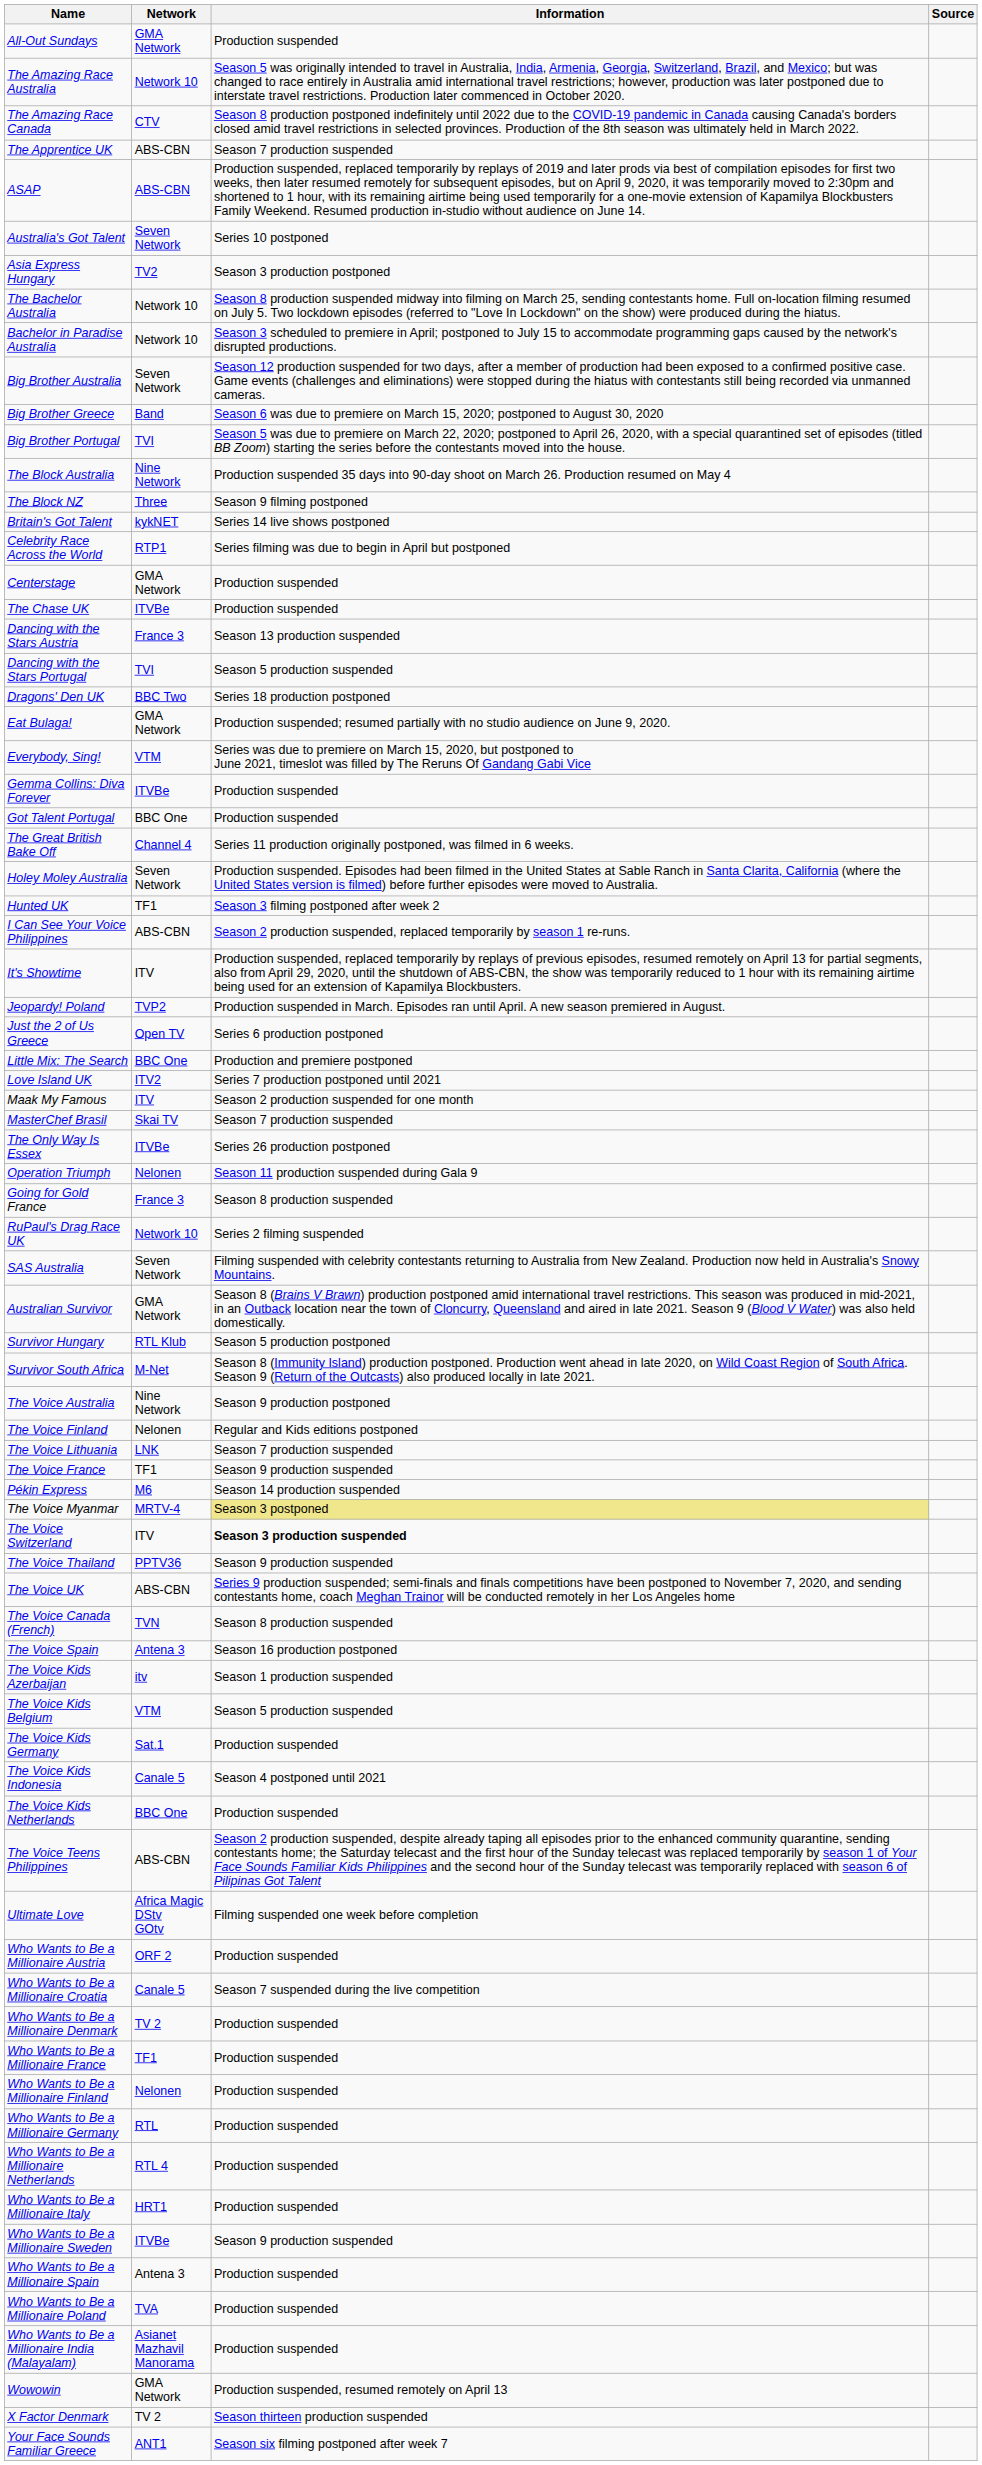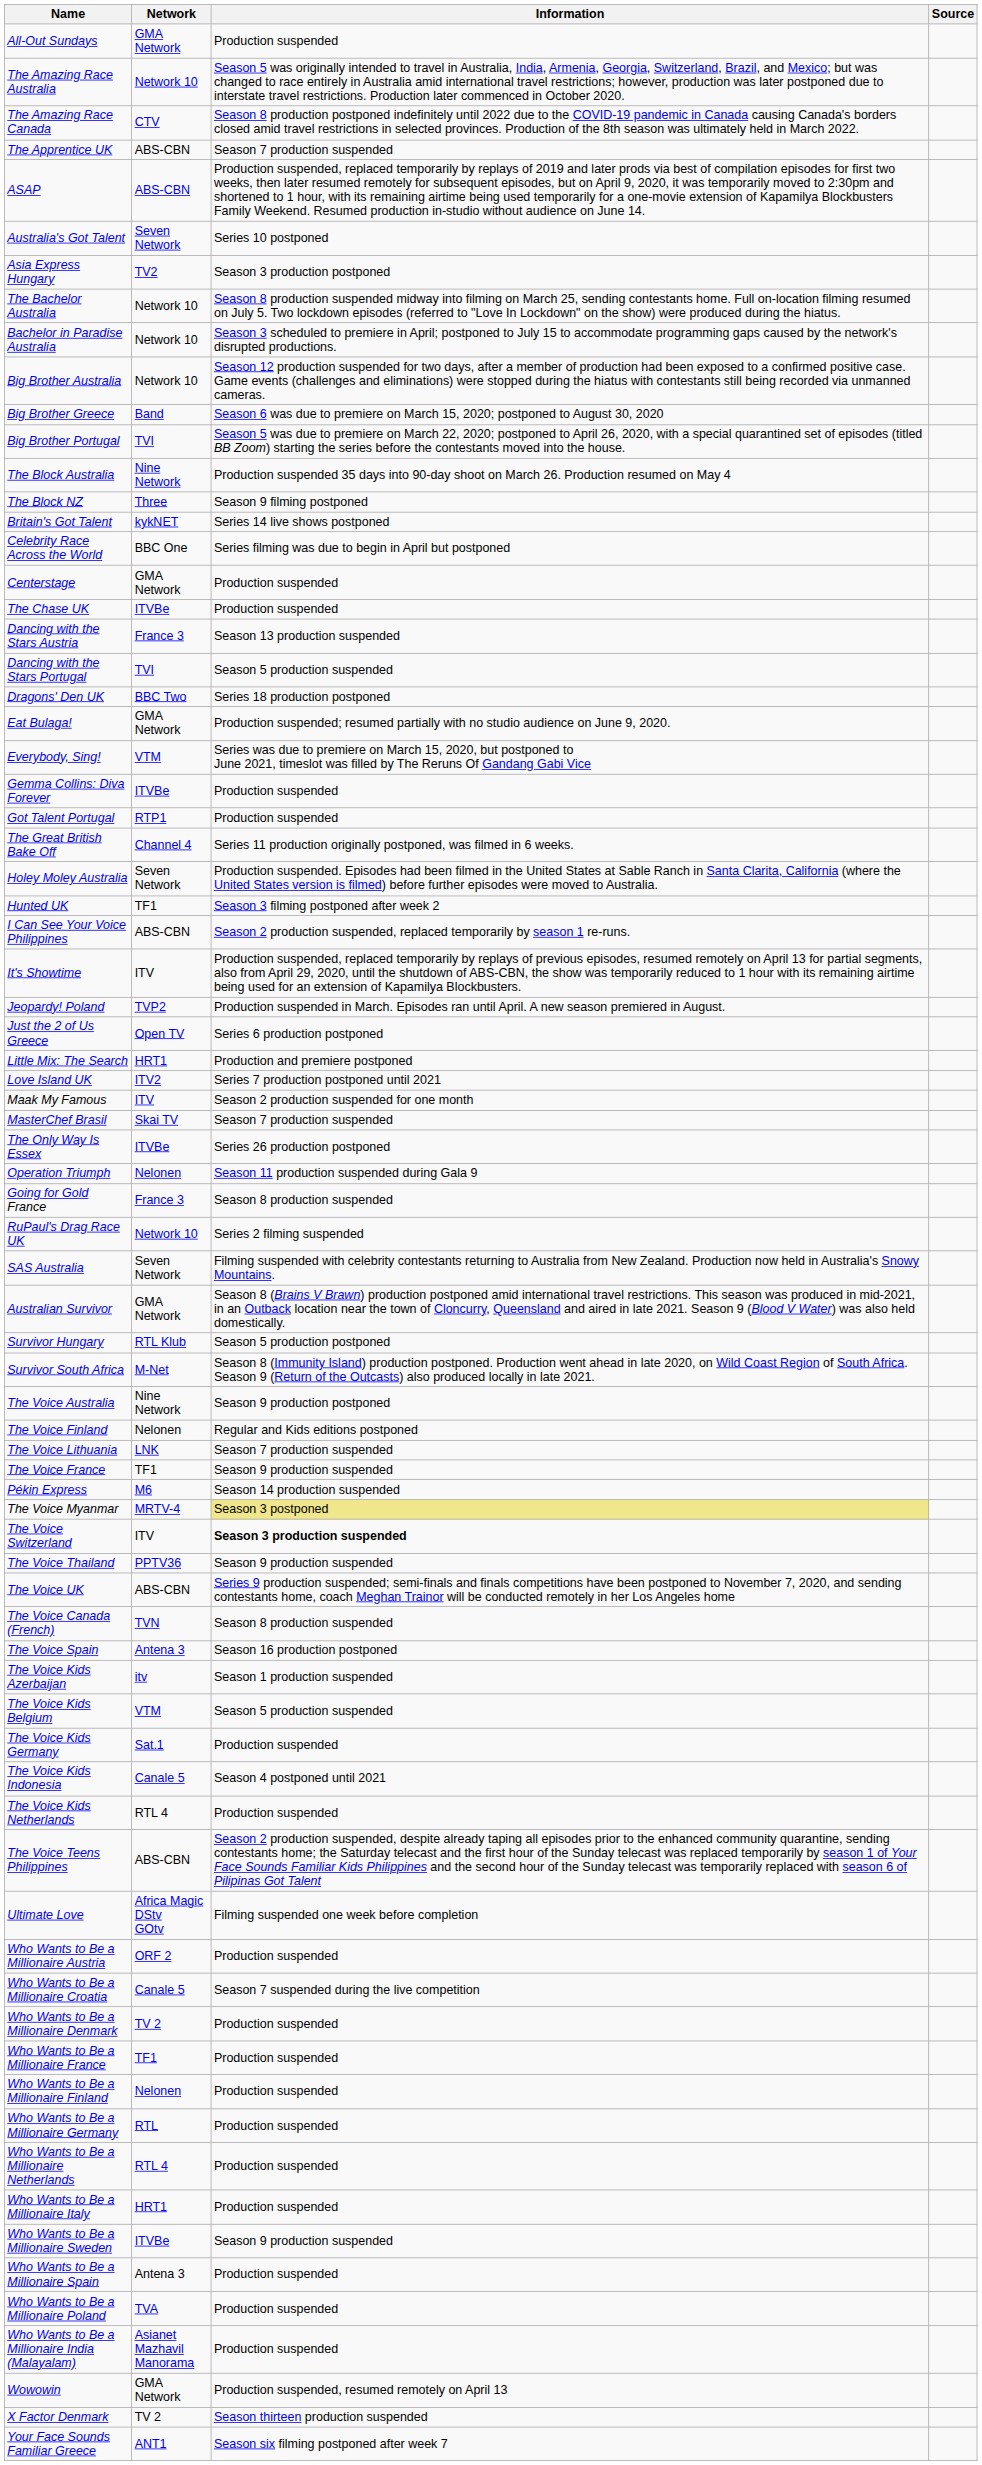(158, 380) Seven Network -> (166, 380) Network 10
(150, 548) RTP1 -> (161, 548) BBC One
(161, 818) BBC One -> (150, 818) RTP1
(161, 1060) BBC One -> (151, 1060) HRT1
(161, 1812) BBC One -> (151, 1812) RTL 4
